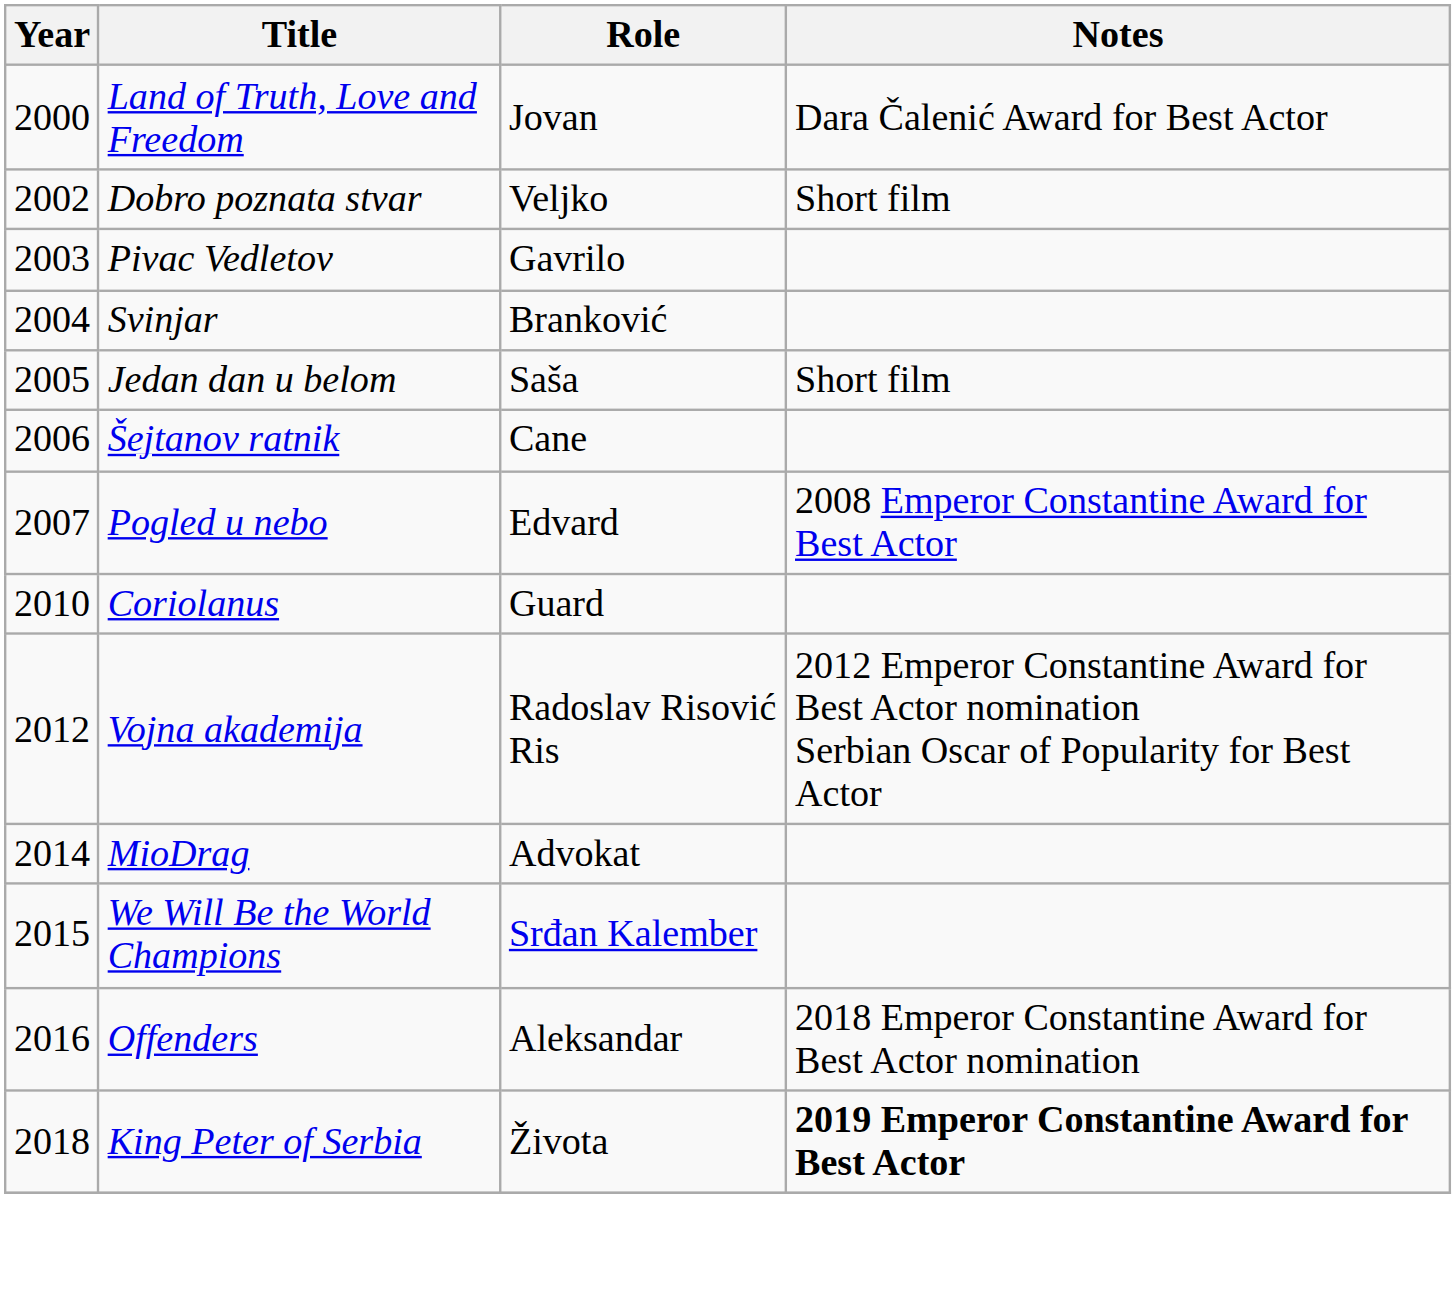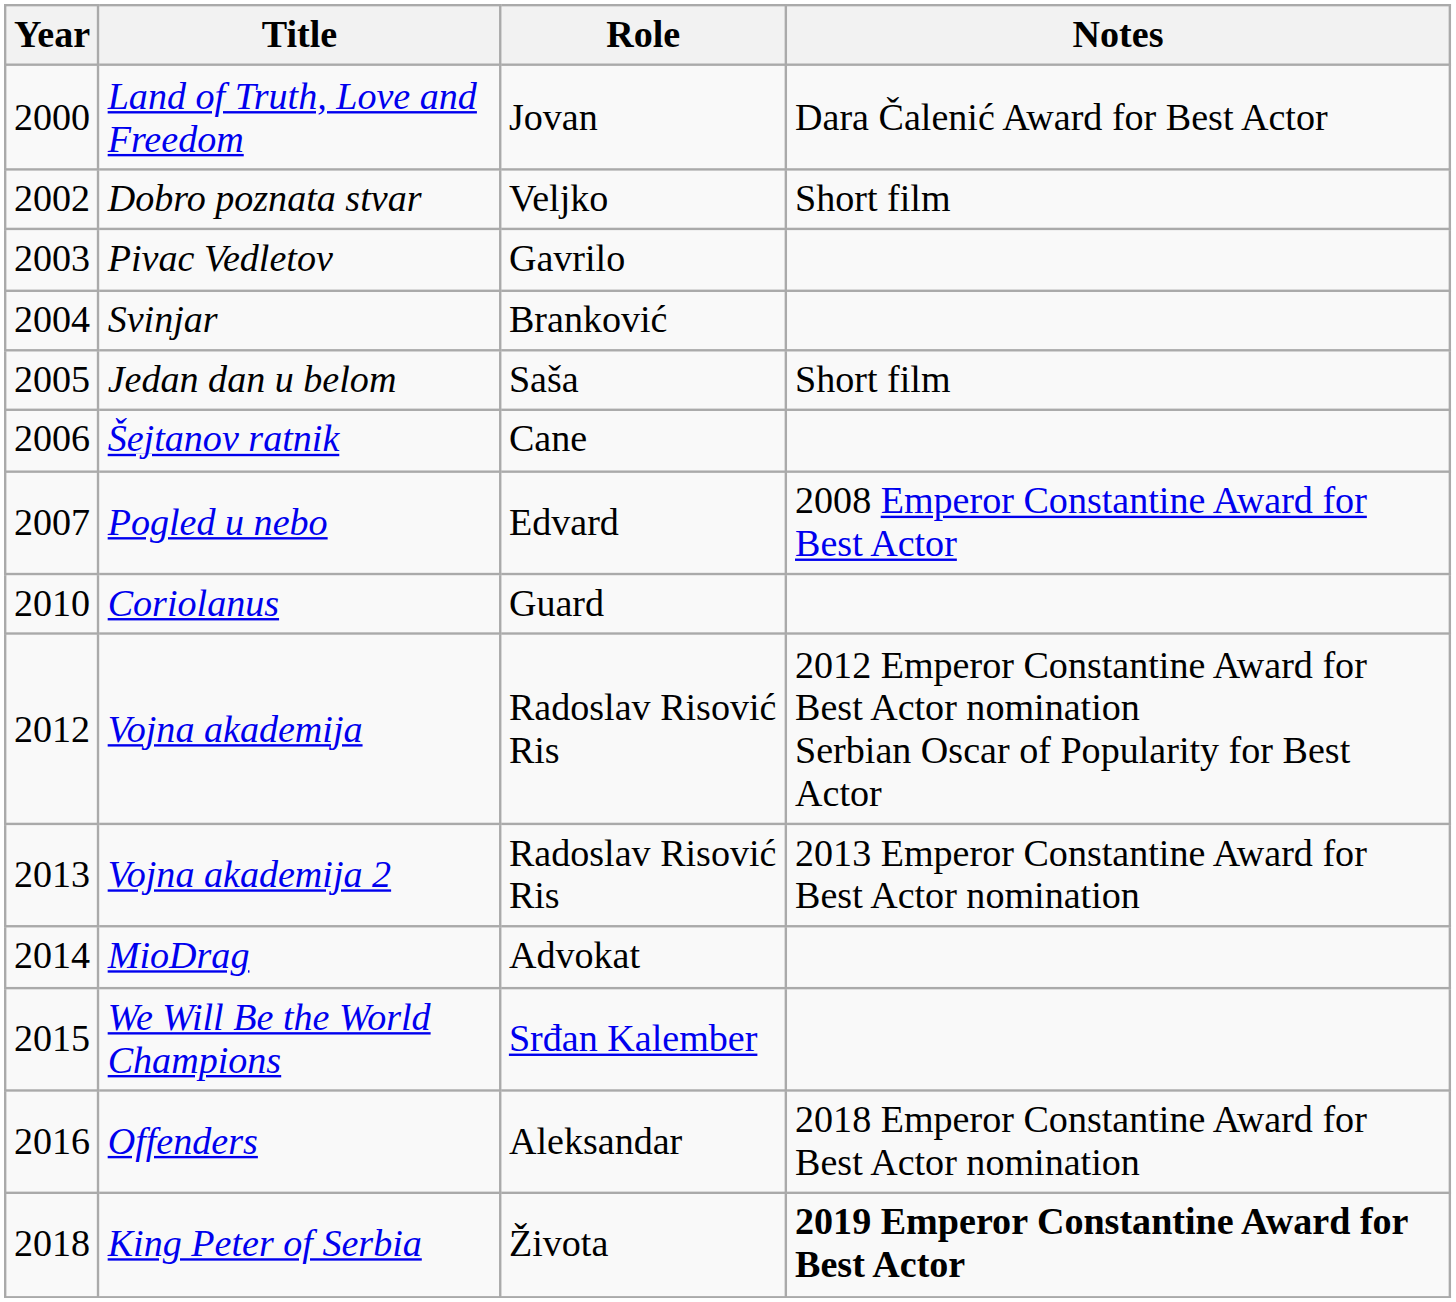+ row: (249, 874)
